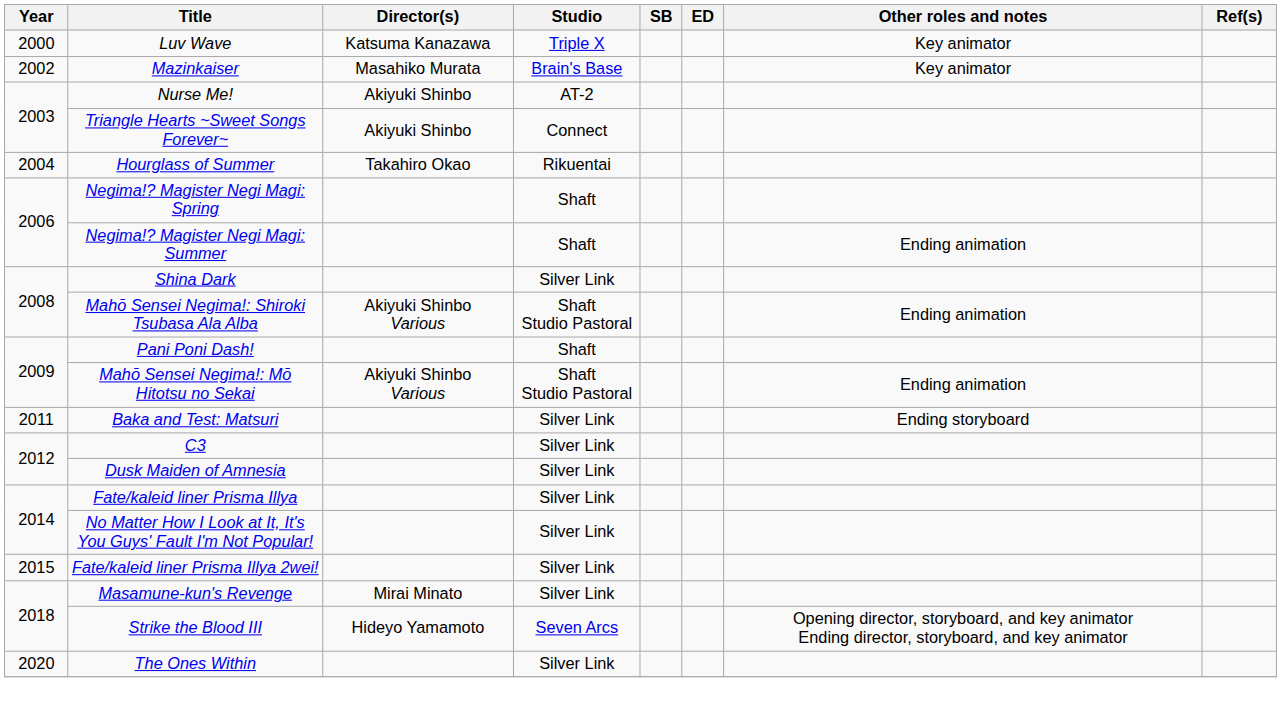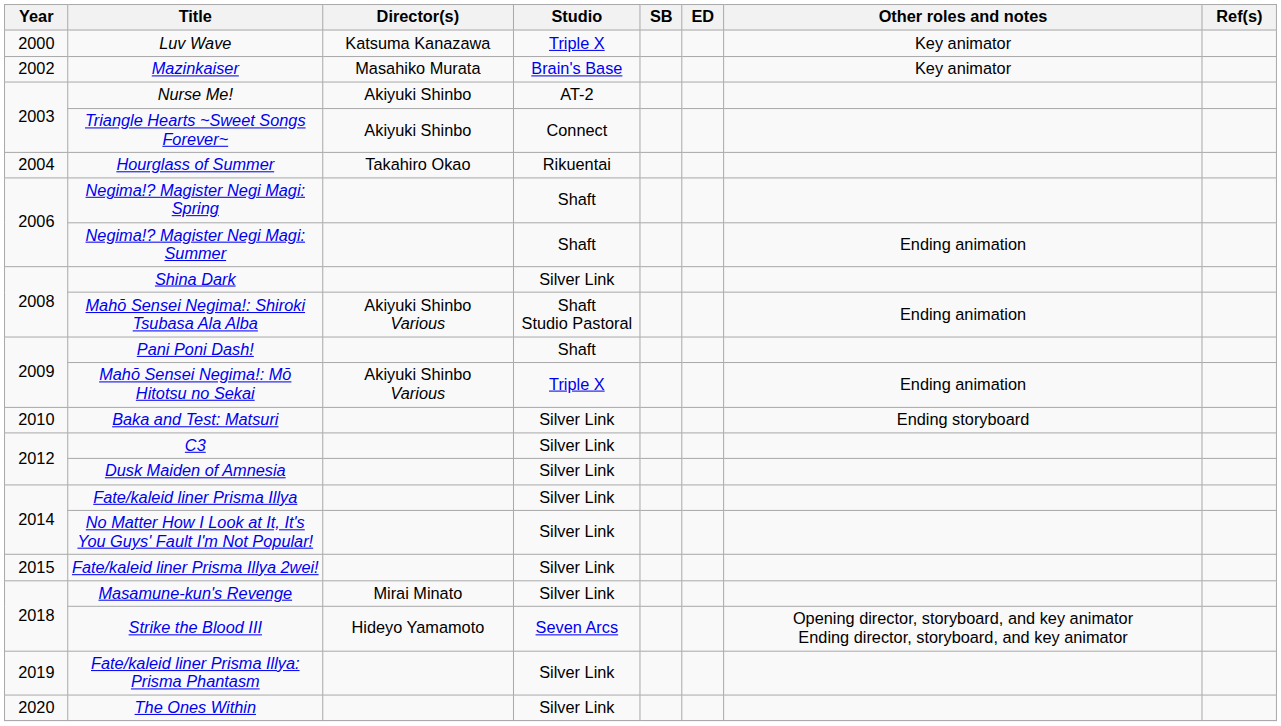(577, 384) Shaft Studio Pastoral -> (577, 384) Triple X
(36, 419) 2011 -> (36, 419) 2010
+ row: (195, 672)
